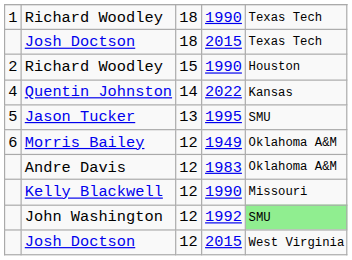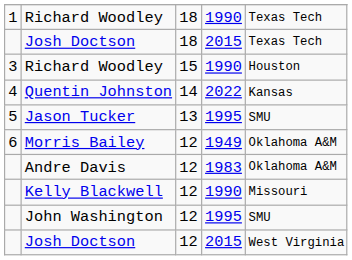(13, 67) 2 -> (13, 67) 3
(223, 217) 1992 -> (223, 217) 1995
(260, 217) lightgreen background -> (260, 217) no background
